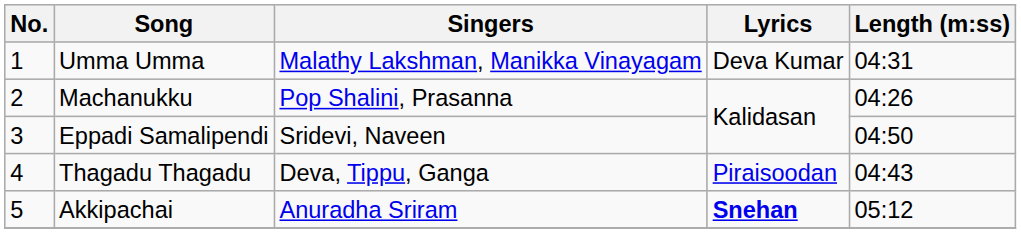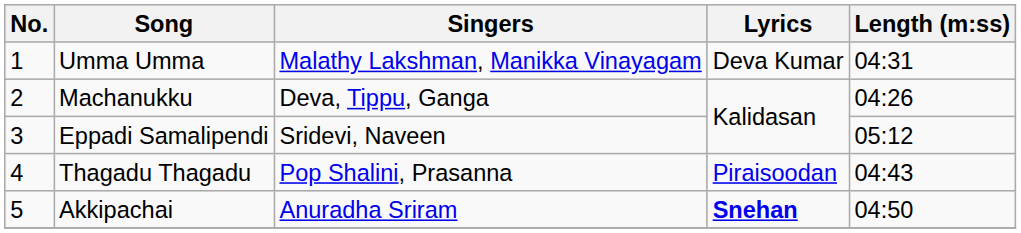(396, 98) Pop Shalini, Prasanna -> (384, 98) Deva, Tippu, Ganga
(884, 136) 04:50 -> (884, 136) 05:12
(384, 173) Deva, Tippu, Ganga -> (396, 173) Pop Shalini, Prasanna
(884, 210) 05:12 -> (884, 210) 04:50
